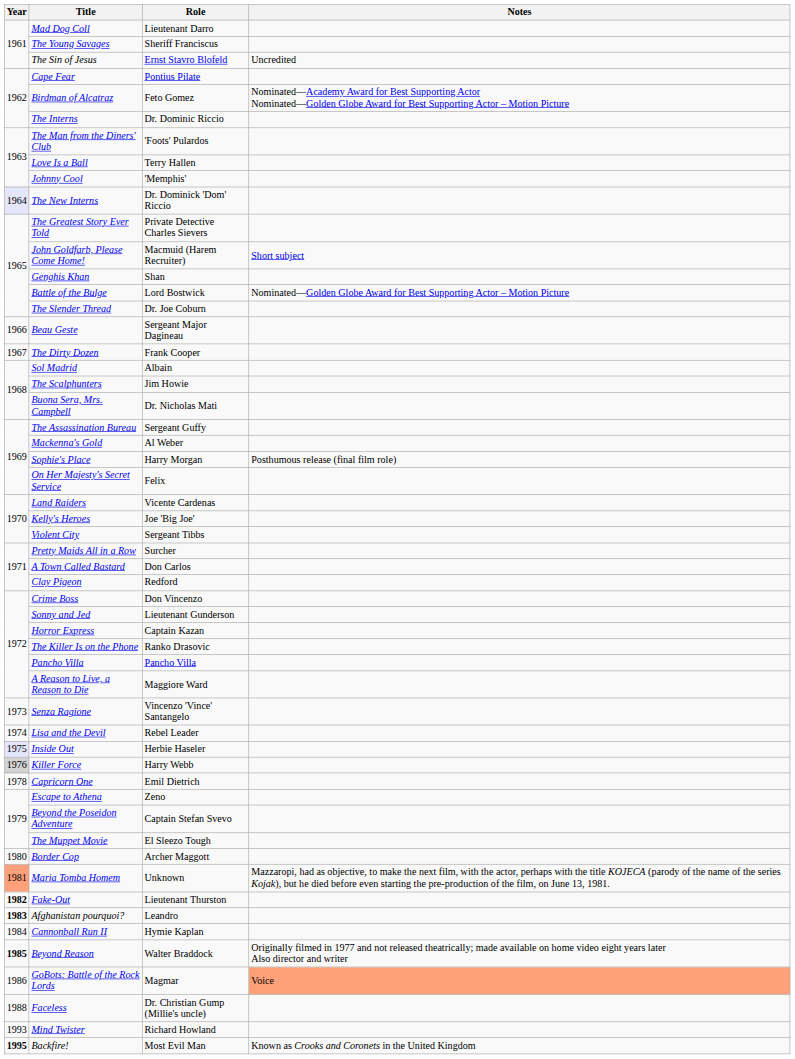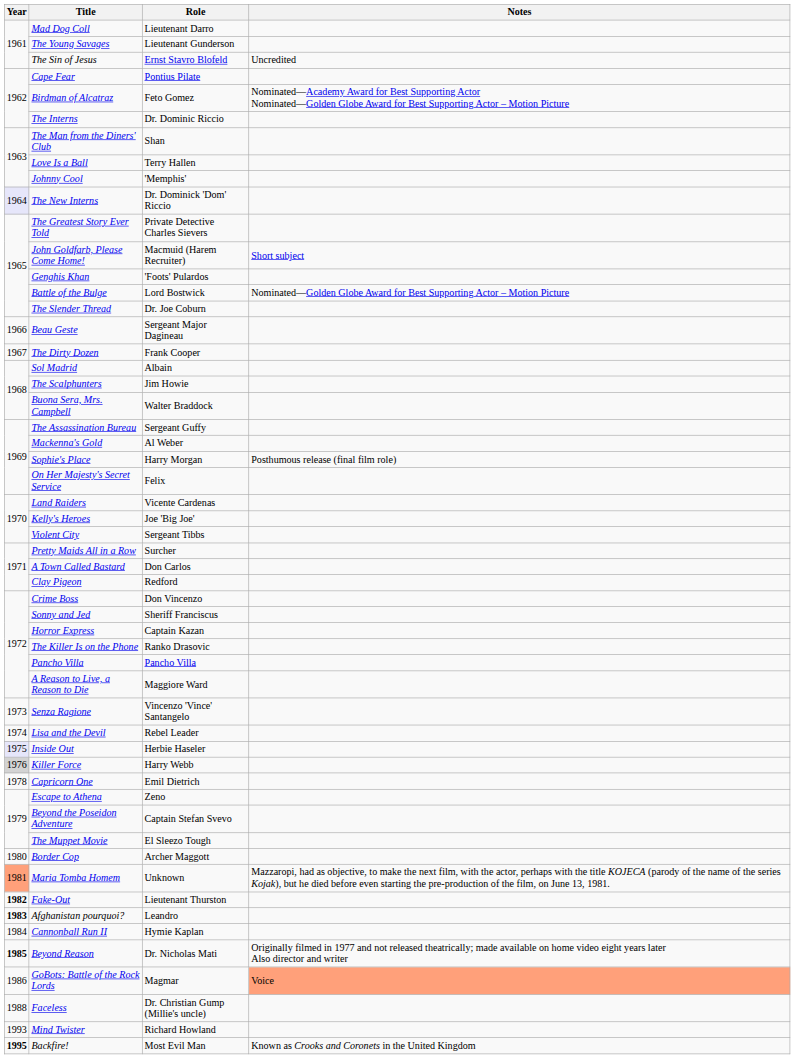(181, 44) Sheriff Franciscus -> (189, 44) Lieutenant Gunderson
(176, 141) 'Foots' Pulardos -> (155, 141) Shan
(155, 277) Shan -> (176, 277) 'Foots' Pulardos
(181, 405) Dr. Nicholas Mati -> (179, 405) Walter Braddock
(189, 614) Lieutenant Gunderson -> (181, 614) Sheriff Franciscus
(179, 953) Walter Braddock -> (181, 953) Dr. Nicholas Mati
